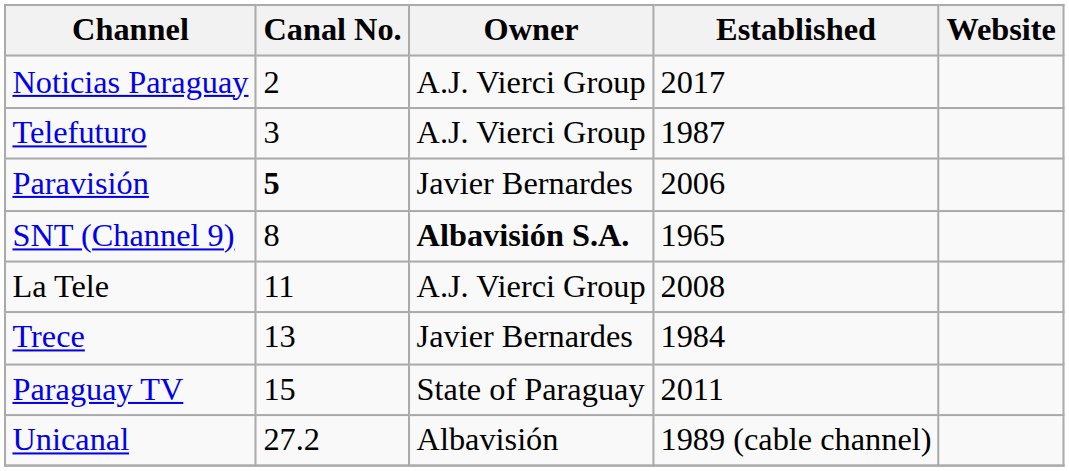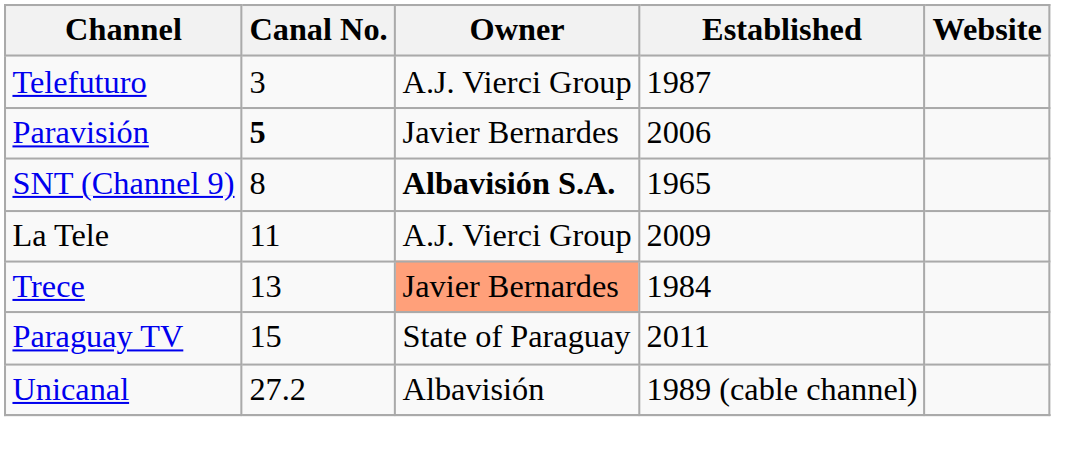- row: (130, 81)
(693, 286) 2008 -> (679, 235) 2009
(525, 337) no background -> (511, 286) lightsalmon background
